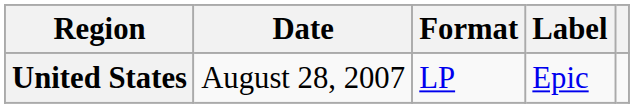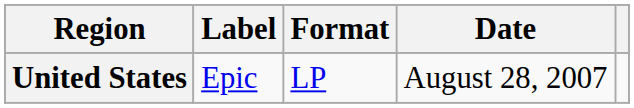columns swapped: (303, 28) <-> (570, 28)
